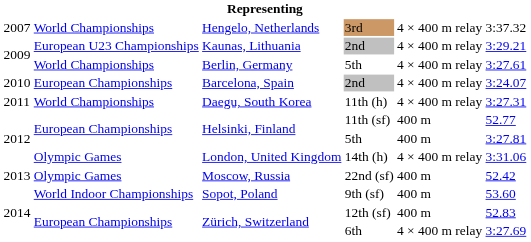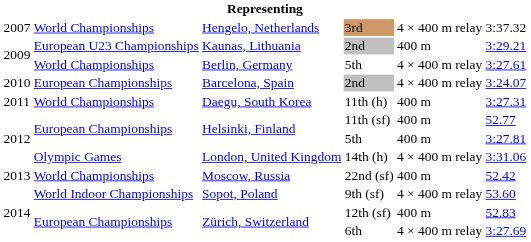(440, 46) 4 × 400 m relay -> (414, 46) 400 m
(440, 101) 4 × 400 m relay -> (414, 101) 400 m
(78, 175) Olympic Games -> (94, 175) World Championships
(414, 193) 400 m -> (440, 193) 4 × 400 m relay
